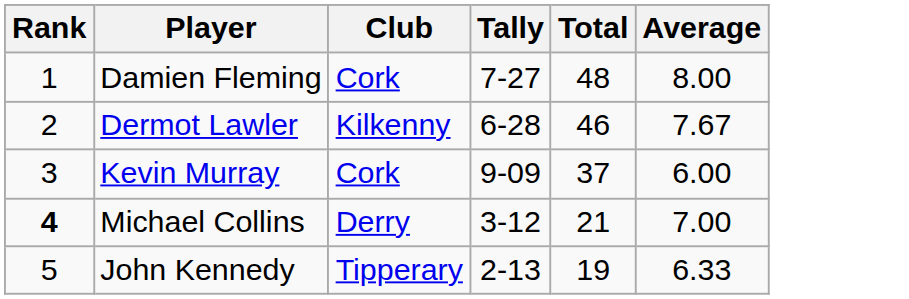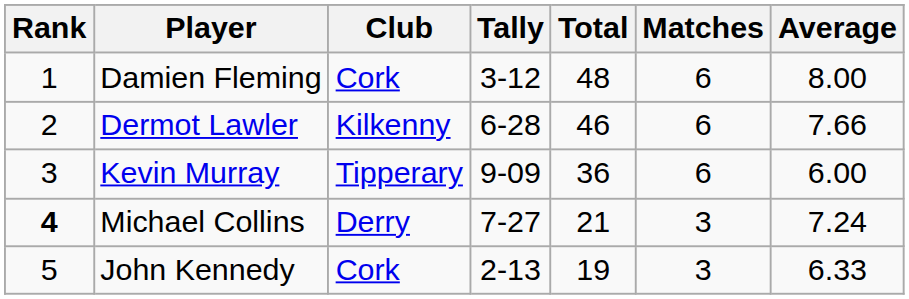+ column: (703, 28)
(510, 76) 7-27 -> (510, 76) 3-12
(702, 125) 7.67 -> (837, 125) 7.66
(368, 173) Cork -> (399, 173) Tipperary
(593, 173) 37 -> (593, 173) 36
(510, 221) 3-12 -> (510, 221) 7-27
(702, 221) 7.00 -> (837, 221) 7.24
(399, 269) Tipperary -> (368, 269) Cork
